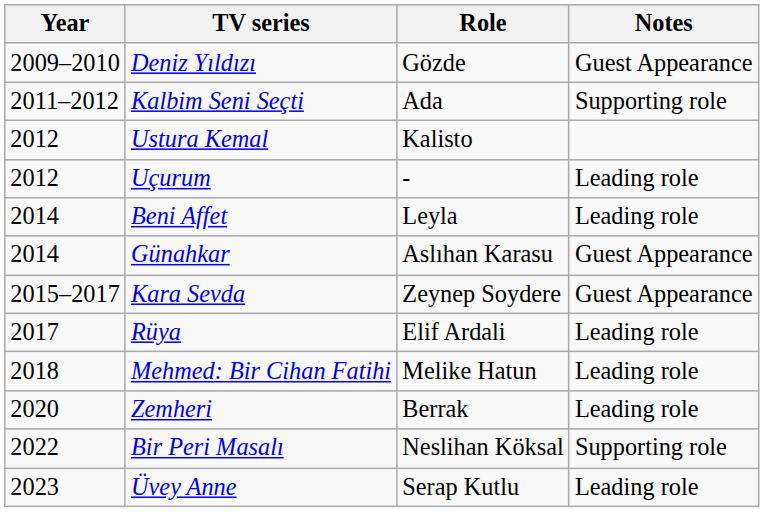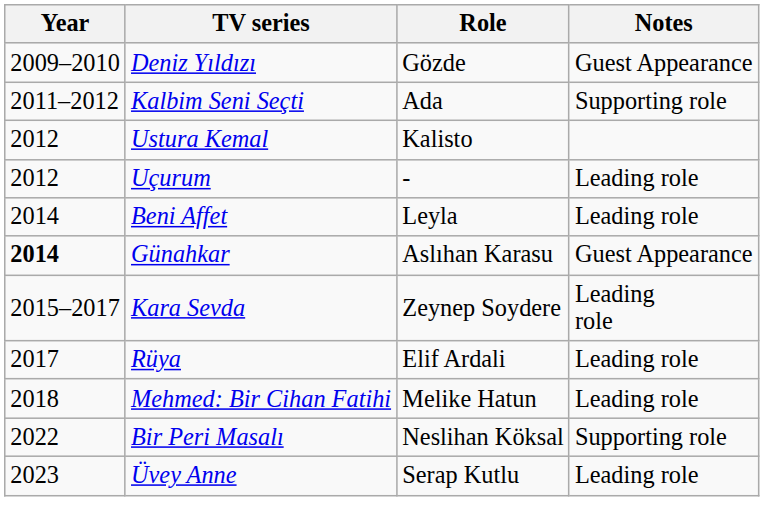(35, 255) normal -> (35, 255) bold
(664, 293) Guest Appearance -> (615, 307) Leading role
- row: (172, 409)
